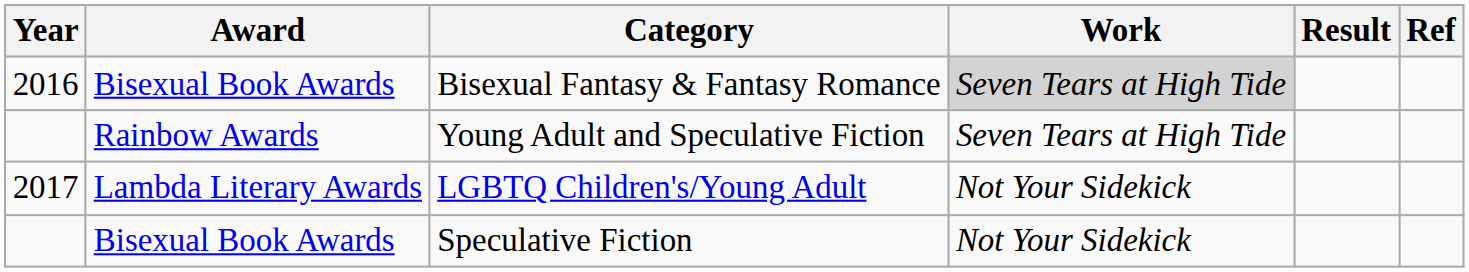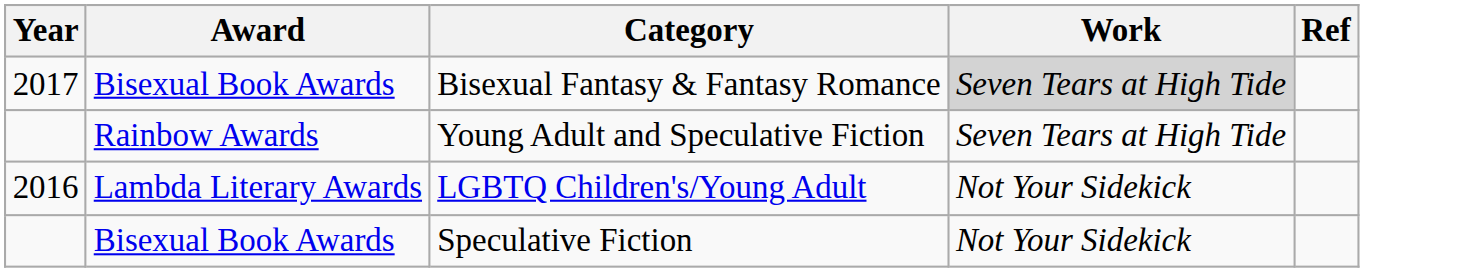- column: (1346, 30)
(46, 82) 2016 -> (46, 82) 2017
(46, 187) 2017 -> (46, 187) 2016
